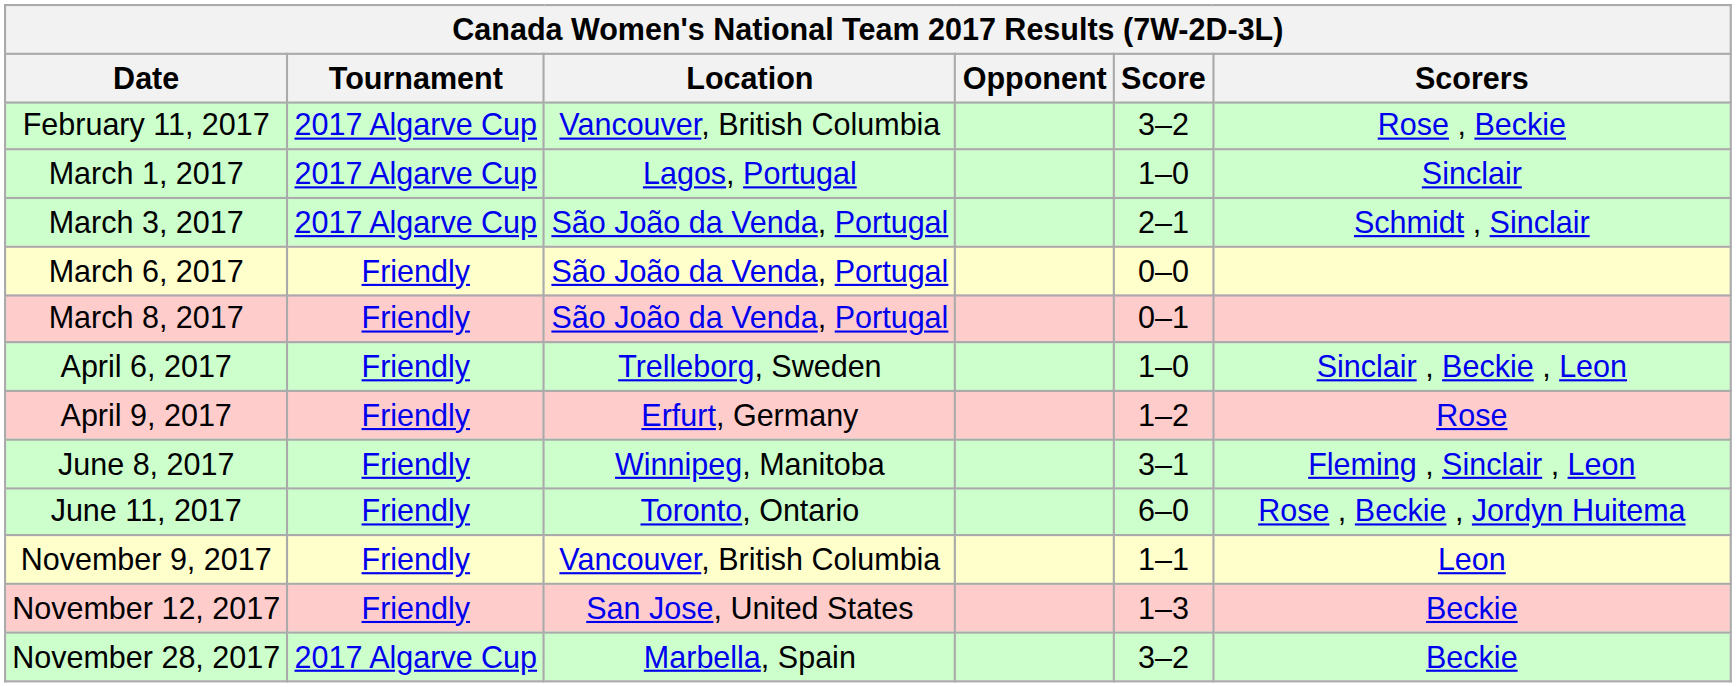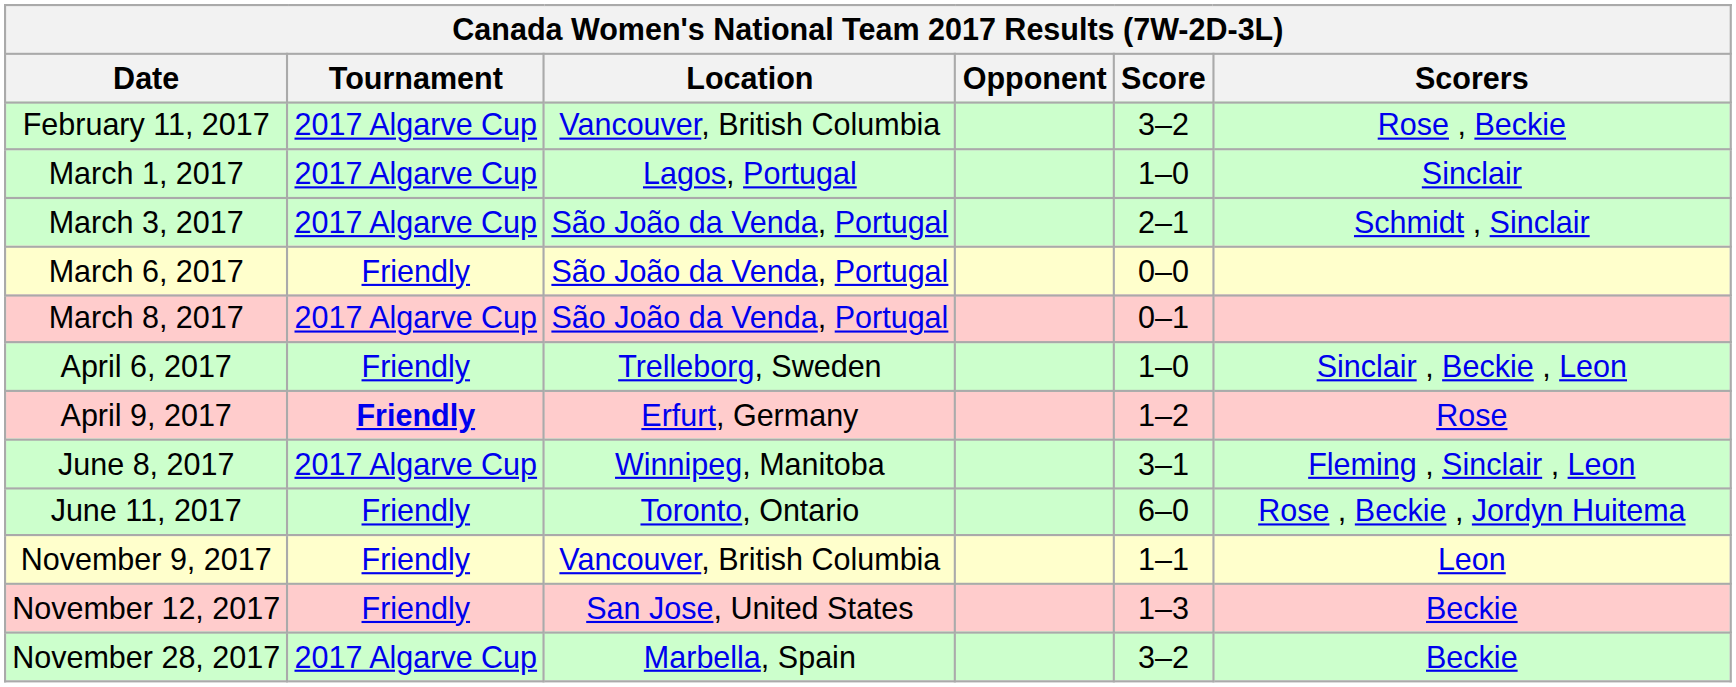(416, 319) Friendly -> (416, 319) 2017 Algarve Cup
(416, 415) normal -> (416, 415) bold
(416, 464) Friendly -> (416, 464) 2017 Algarve Cup
